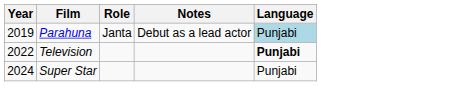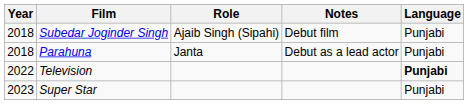+ row: (104, 33)
(20, 33) 2019 -> (20, 52) 2018
(277, 33) lightblue background -> (424, 52) no background
(20, 71) 2024 -> (20, 90) 2023
